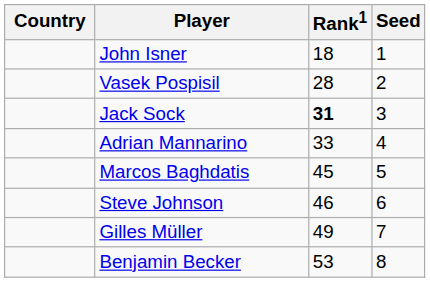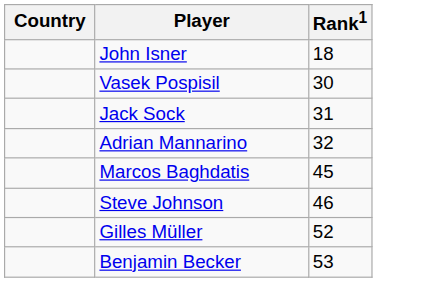- column: (398, 21)
(323, 83) 28 -> (323, 83) 30
(323, 113) bold -> (323, 113) normal
(323, 143) 33 -> (323, 143) 32
(323, 232) 49 -> (323, 232) 52
